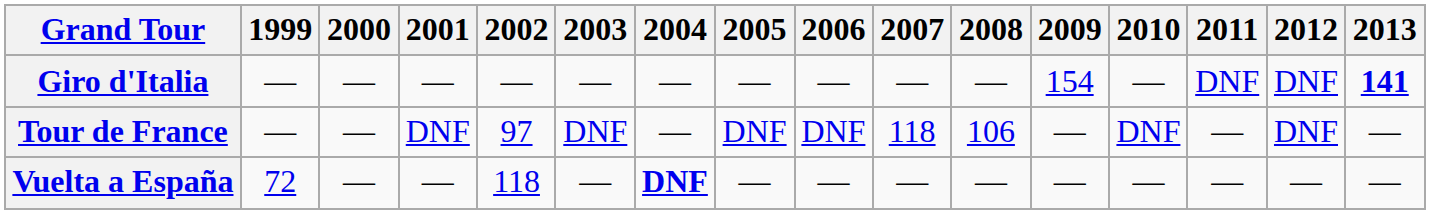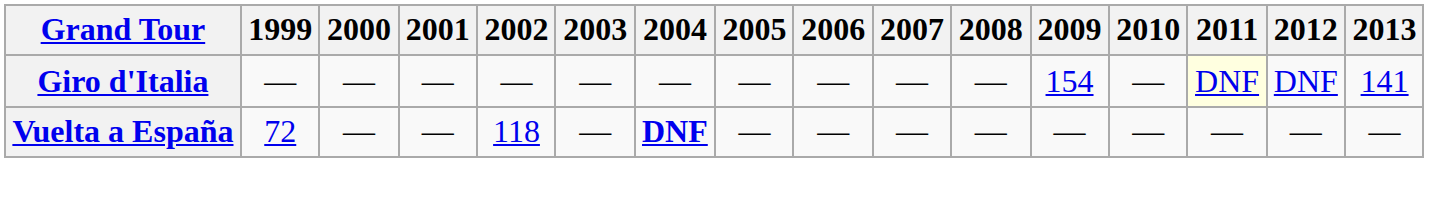(1227, 80) no background -> (1227, 80) lightyellow background
(1385, 80) bold -> (1385, 80) normal
- row: (123, 131)
